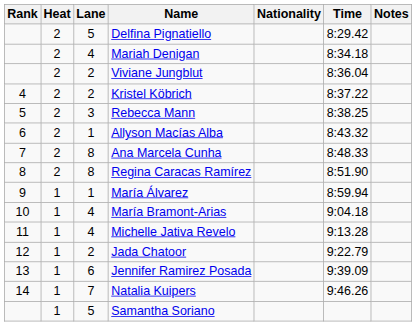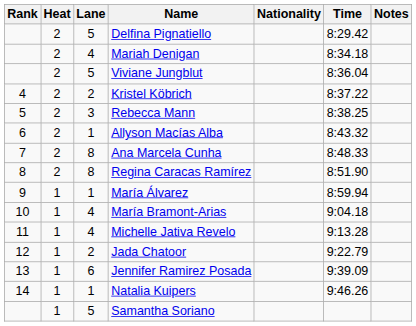(91, 73) 2 -> (91, 73) 5
(91, 291) 7 -> (91, 291) 1
